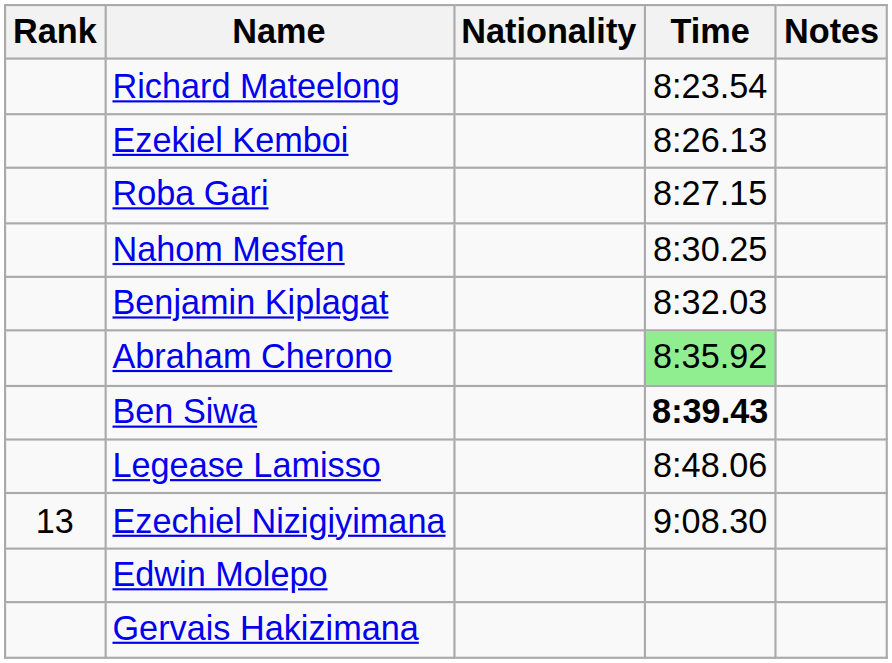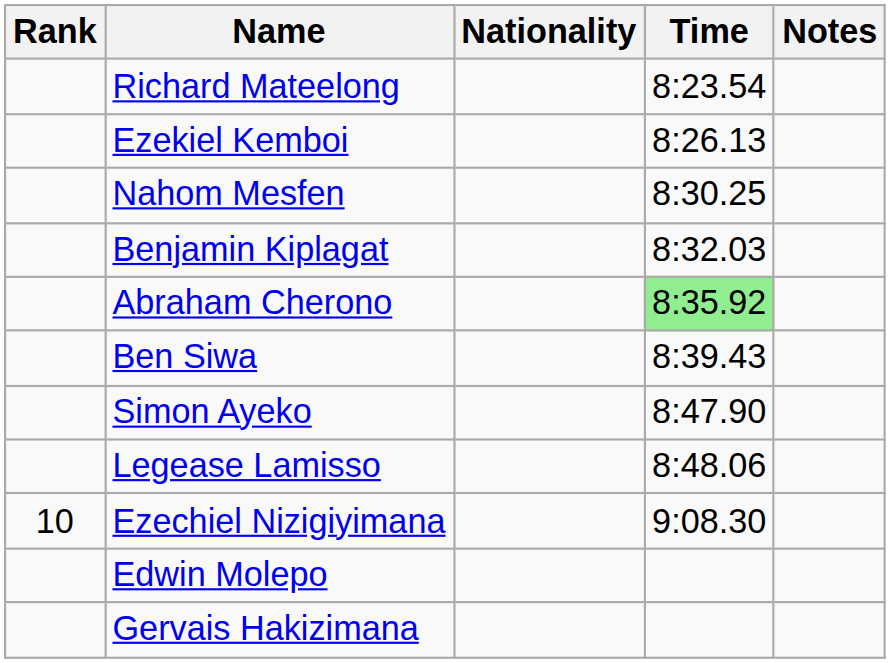- row: (190, 194)
(710, 411) bold -> (709, 357) normal
+ row: (212, 411)
(55, 520) 13 -> (55, 520) 10
